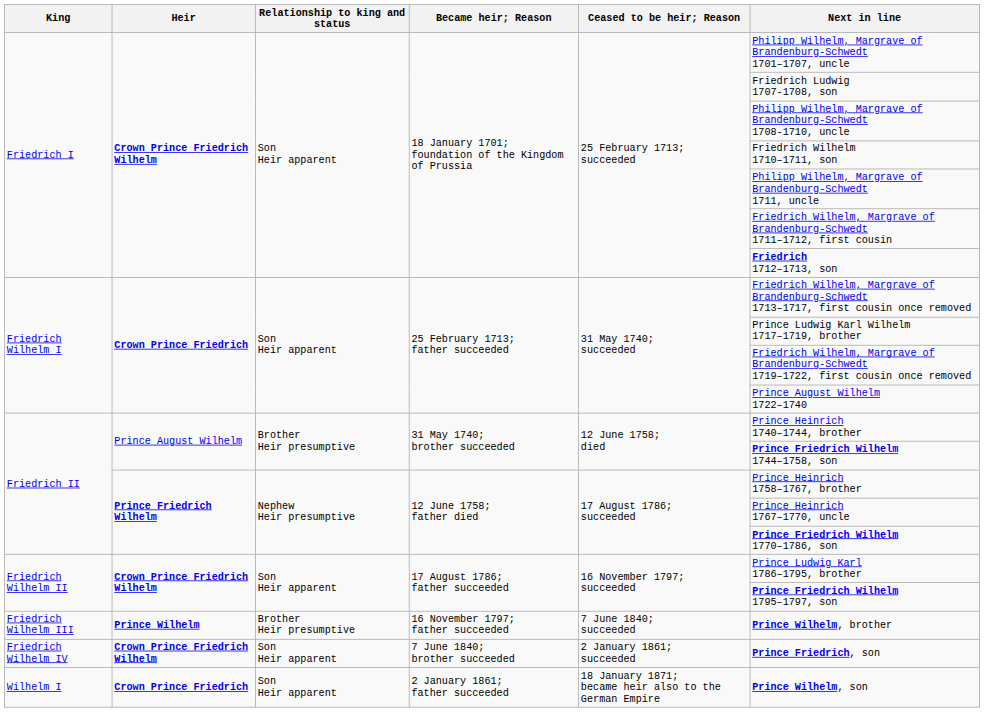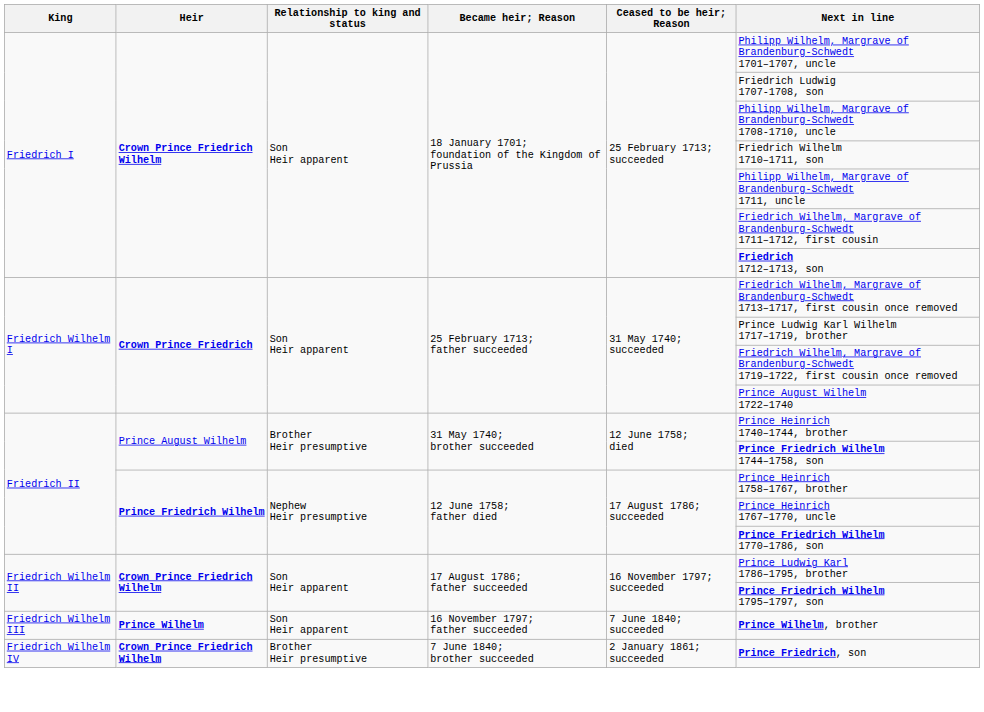(306, 625) Brother Heir presumptive -> (309, 625) Son Heir apparent
(297, 653) Son Heir apparent -> (318, 653) Brother Heir presumptive
- row: (34, 687)
